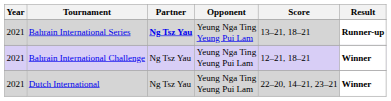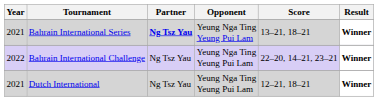(363, 32) Runner-up -> (357, 32) Winner
(16, 58) 2021 -> (16, 58) 2022
(285, 58) 12–21, 18–21 -> (299, 58) 22–20, 14–21, 23–21
(299, 84) 22–20, 14–21, 23–21 -> (285, 84) 12–21, 18–21
